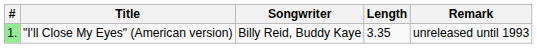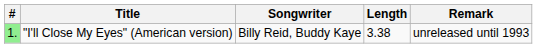(379, 33) 3.35 -> (379, 33) 3.38
